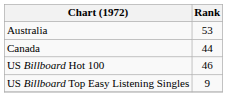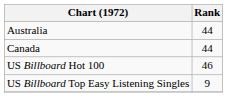(207, 30) 53 -> (207, 30) 44
